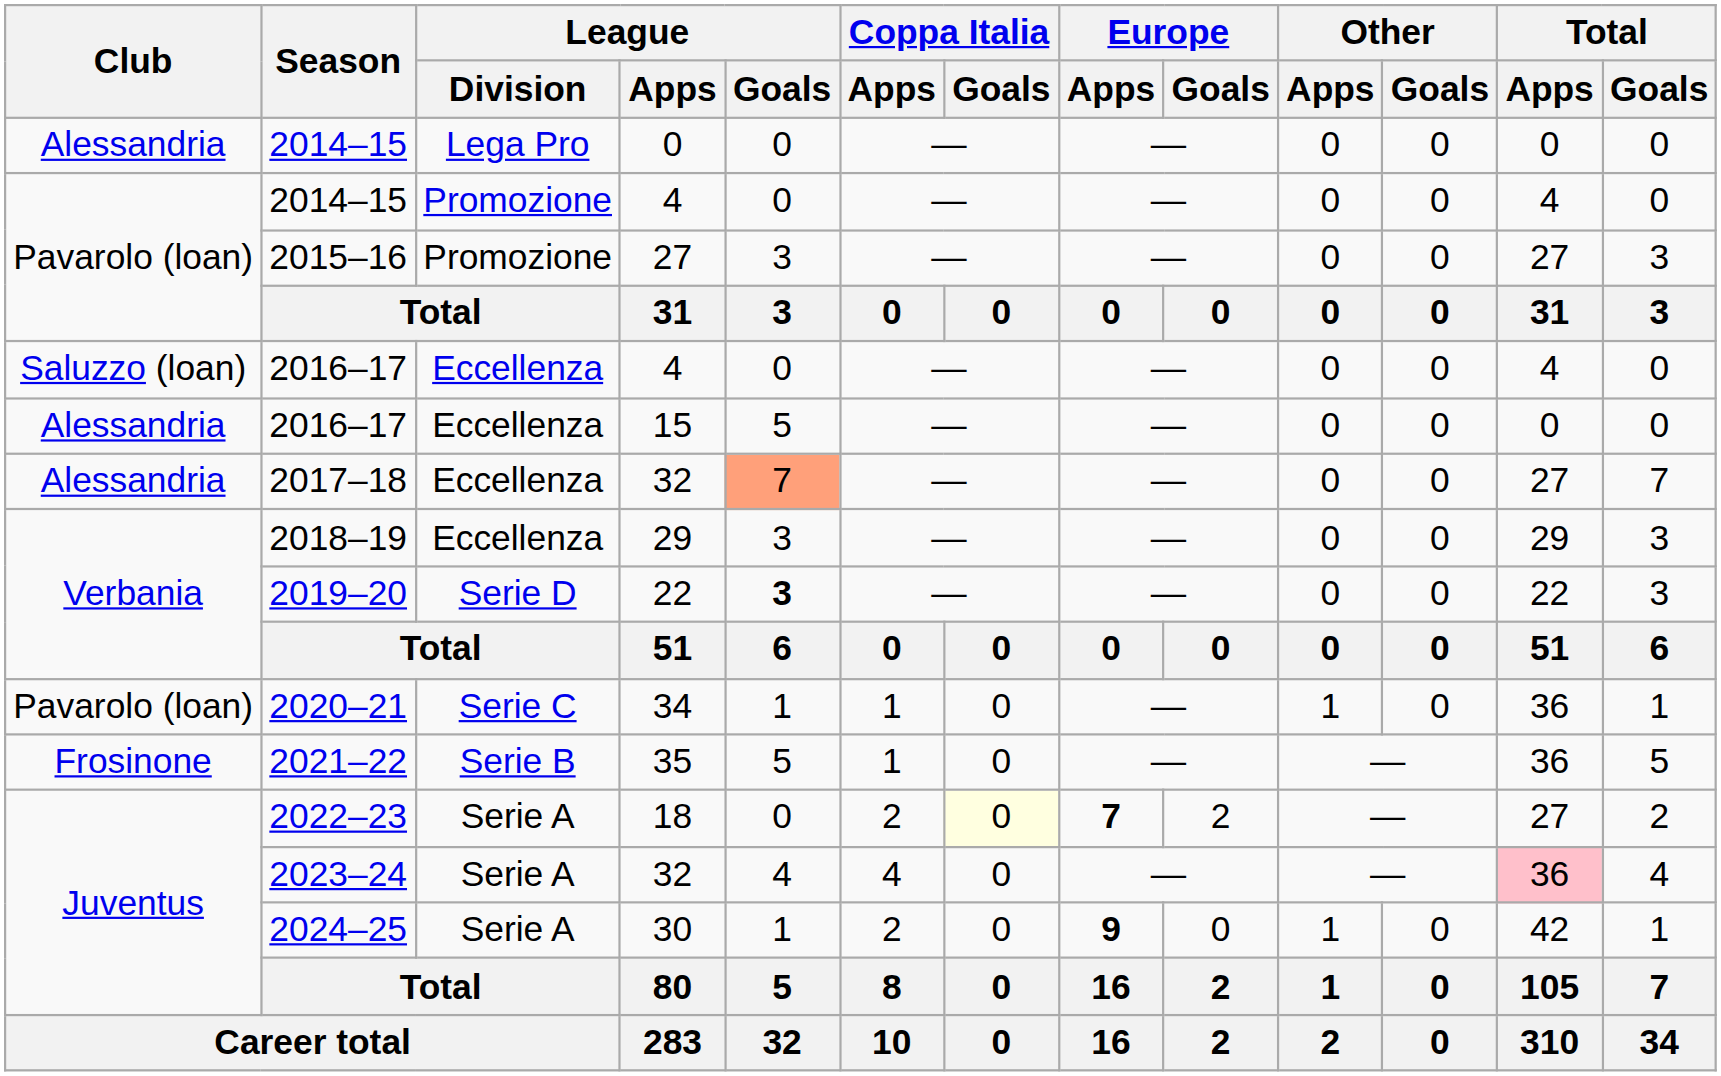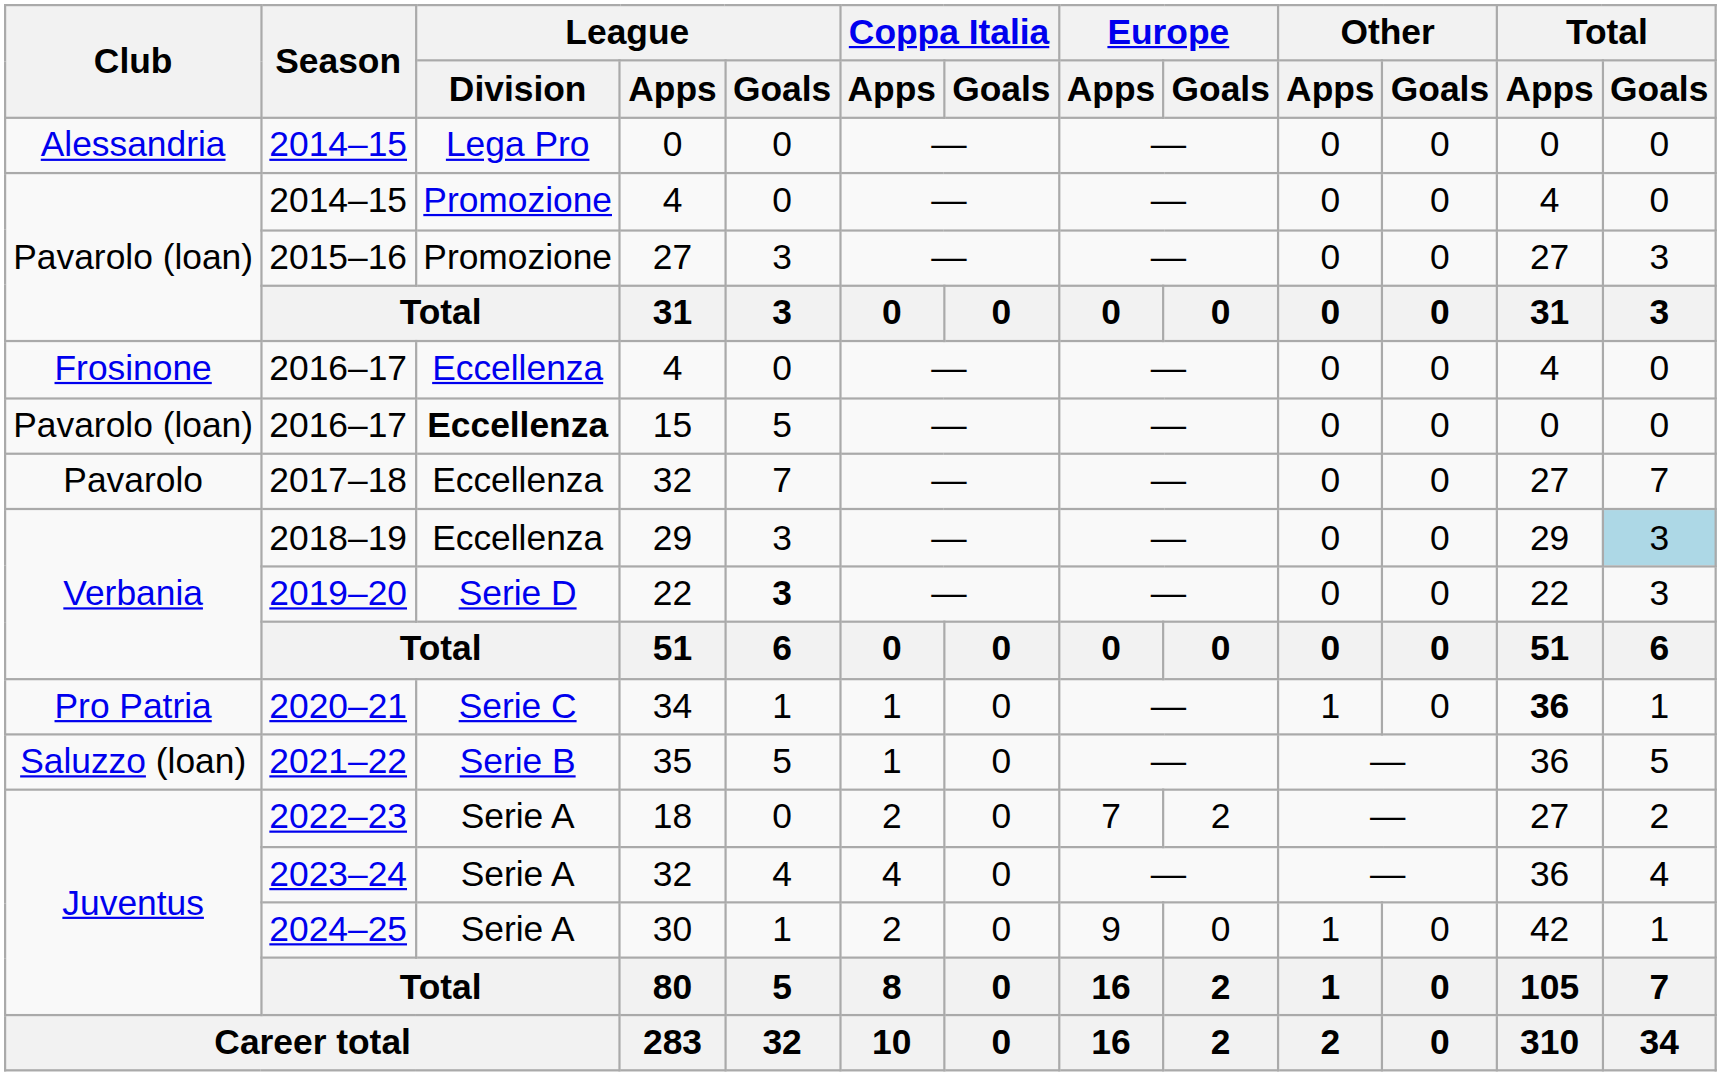(133, 369) Saluzzo (loan) -> (133, 369) Frosinone
(133, 425) Alessandria -> (133, 425) Pavarolo (loan)
(518, 425) normal -> (518, 425) bold
(133, 481) Alessandria -> (133, 481) Pavarolo
(782, 481) lightsalmon background -> (782, 481) no background
(1659, 537) no background -> (1659, 537) lightblue background
(133, 705) Pavarolo (loan) -> (133, 705) Pro Patria
(1550, 705) normal -> (1550, 705) bold
(133, 761) Frosinone -> (133, 761) Saluzzo (loan)
(1001, 817) lightyellow background -> (1001, 817) no background
(1111, 817) bold -> (1111, 817) normal
(1550, 873) pink background -> (1550, 873) no background
(1111, 929) bold -> (1111, 929) normal
